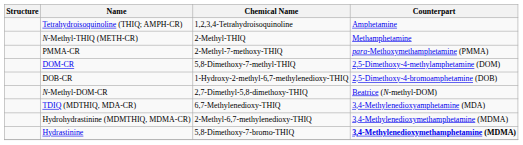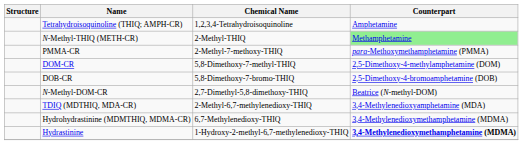(382, 38) no background -> (382, 38) lightgreen background
(271, 78) 1-Hydroxy-2-methyl-6,7-methylenedioxy-THIQ -> (244, 78) 5,8-Dimethoxy-7-bromo-THIQ
(237, 106) 6,7-Methylenedioxy-THIQ -> (253, 106) 2-Methyl-6,7-methylenedioxy-THIQ
(253, 119) 2-Methyl-6,7-methylenedioxy-THIQ -> (237, 119) 6,7-Methylenedioxy-THIQ
(244, 133) 5,8-Dimethoxy-7-bromo-THIQ -> (271, 133) 1-Hydroxy-2-methyl-6,7-methylenedioxy-THIQ
